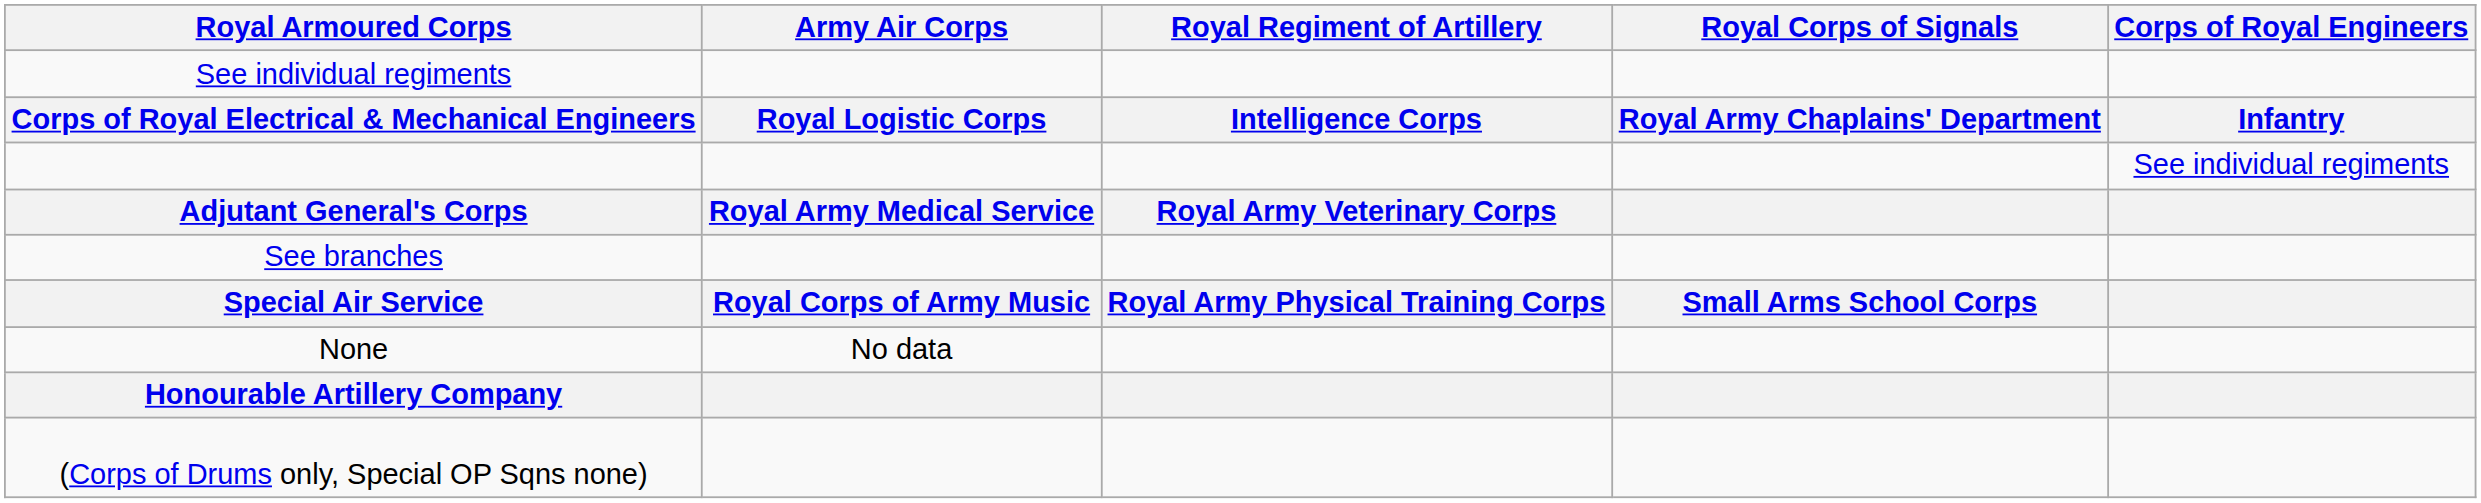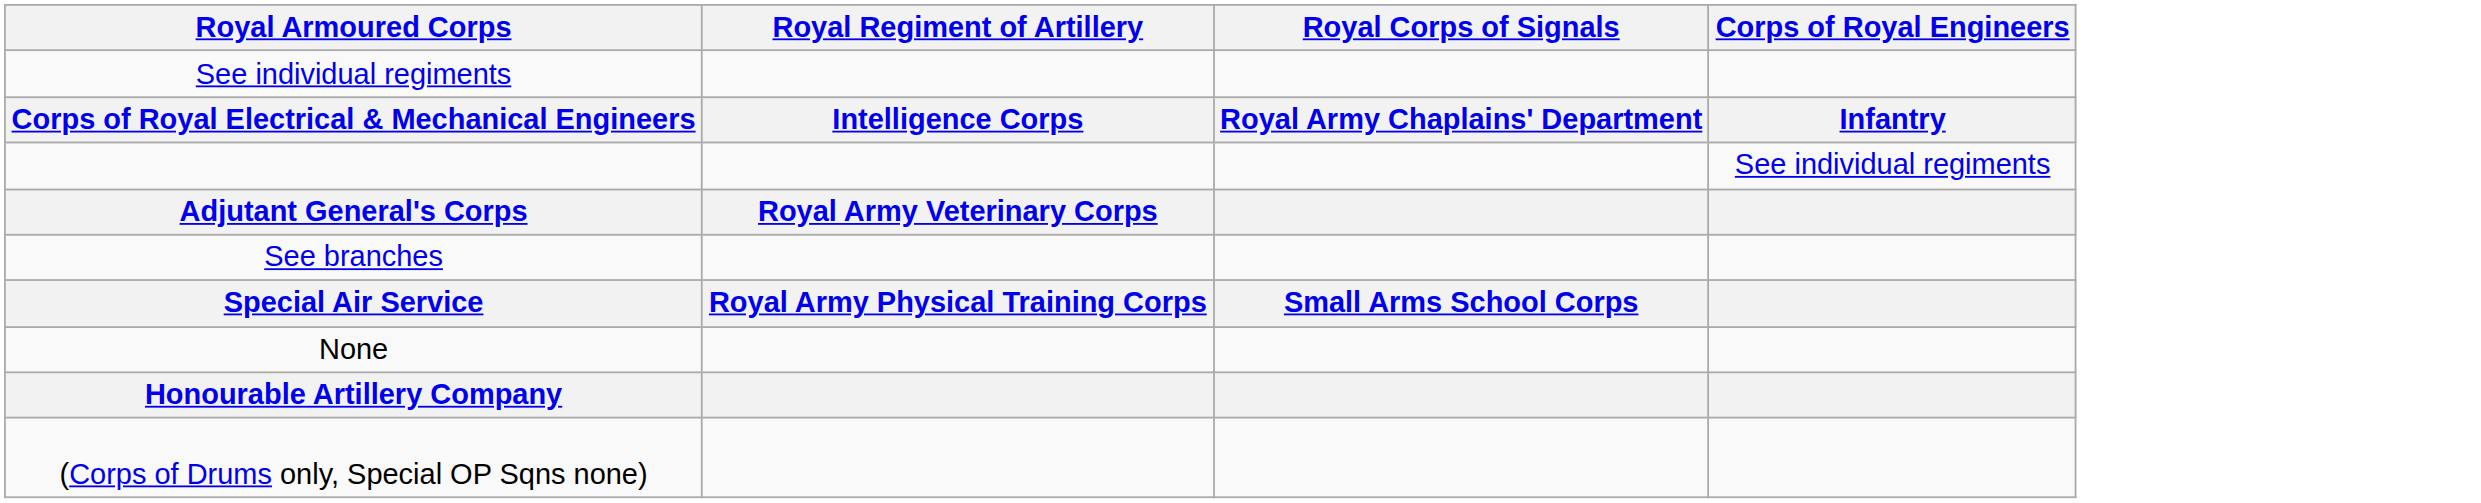- column: (902, 27)
